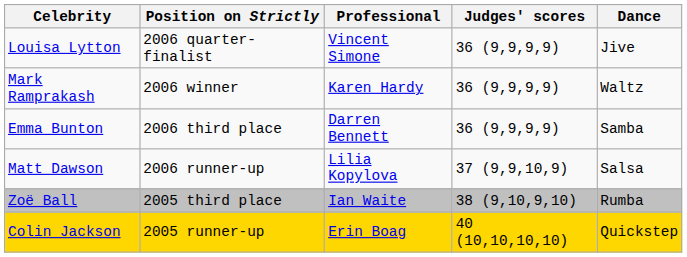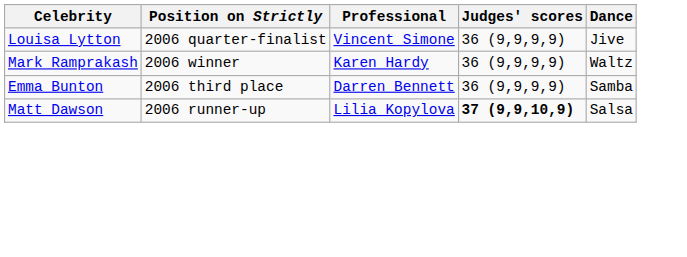(512, 169) normal -> (518, 110) bold
- row: (43, 201)
- row: (64, 232)
